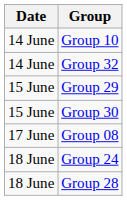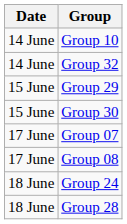+ row: (90, 135)
